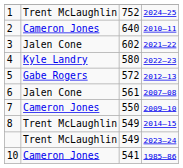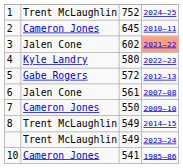(130, 28) 640 -> (130, 28) 645
(160, 44) no background -> (160, 44) lightsalmon background
